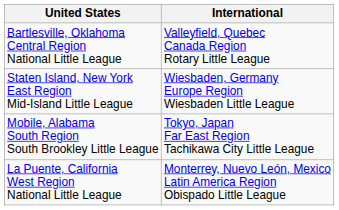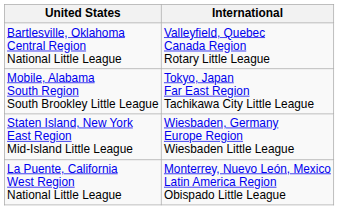rows swapped: (70, 91) <-> (83, 136)
